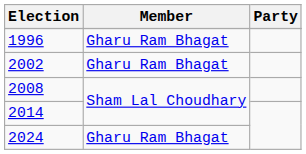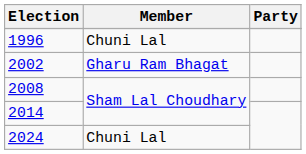(157, 41) Gharu Ram Bhagat -> (126, 41) Chuni Lal
(157, 137) Gharu Ram Bhagat -> (126, 137) Chuni Lal
